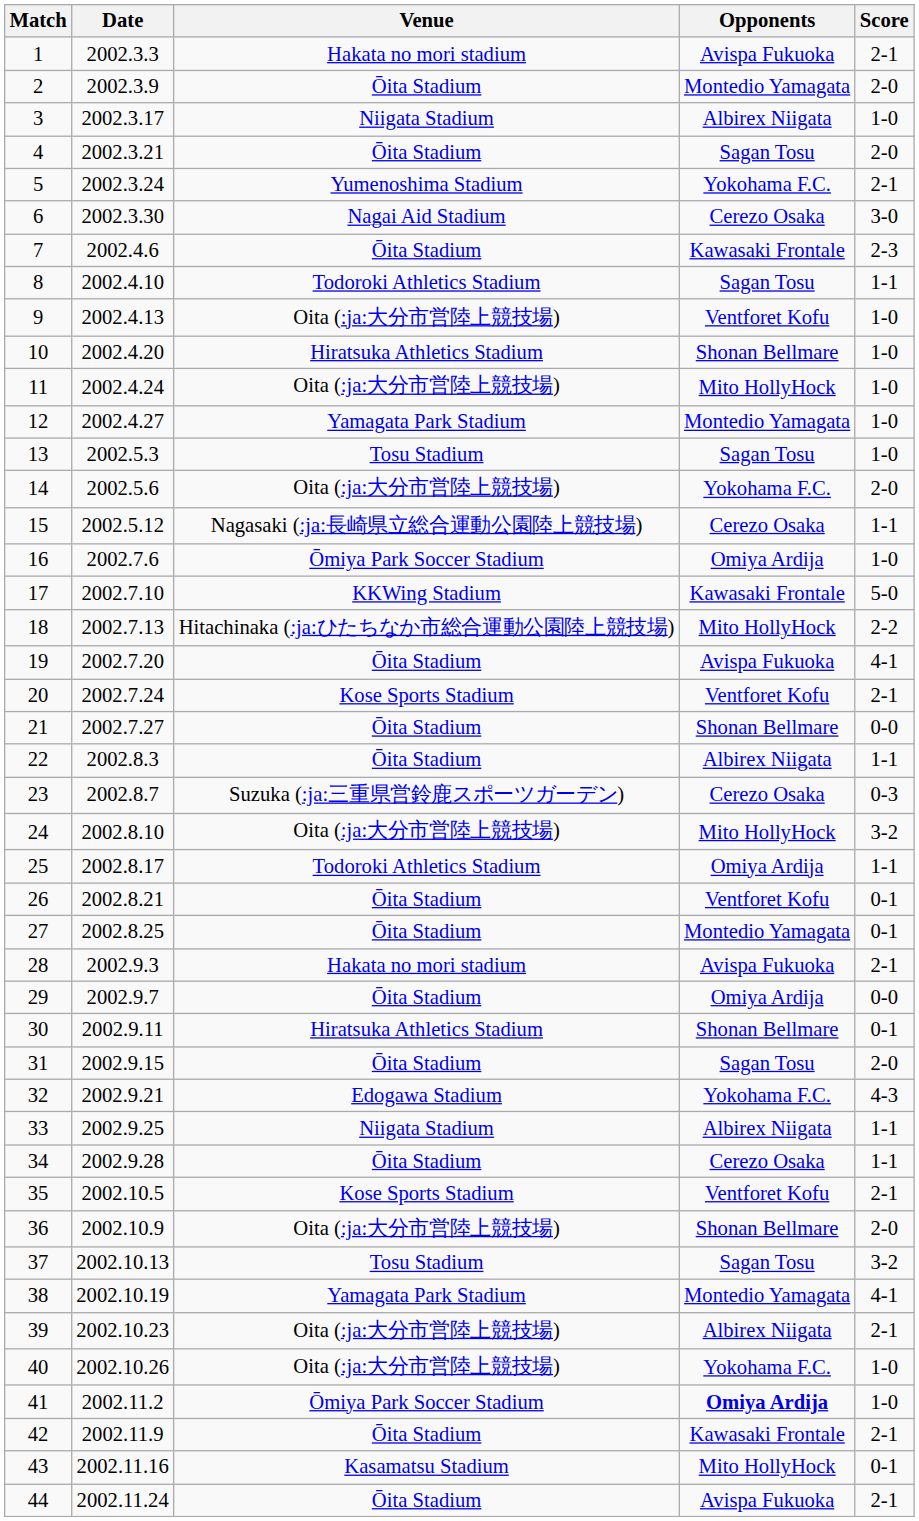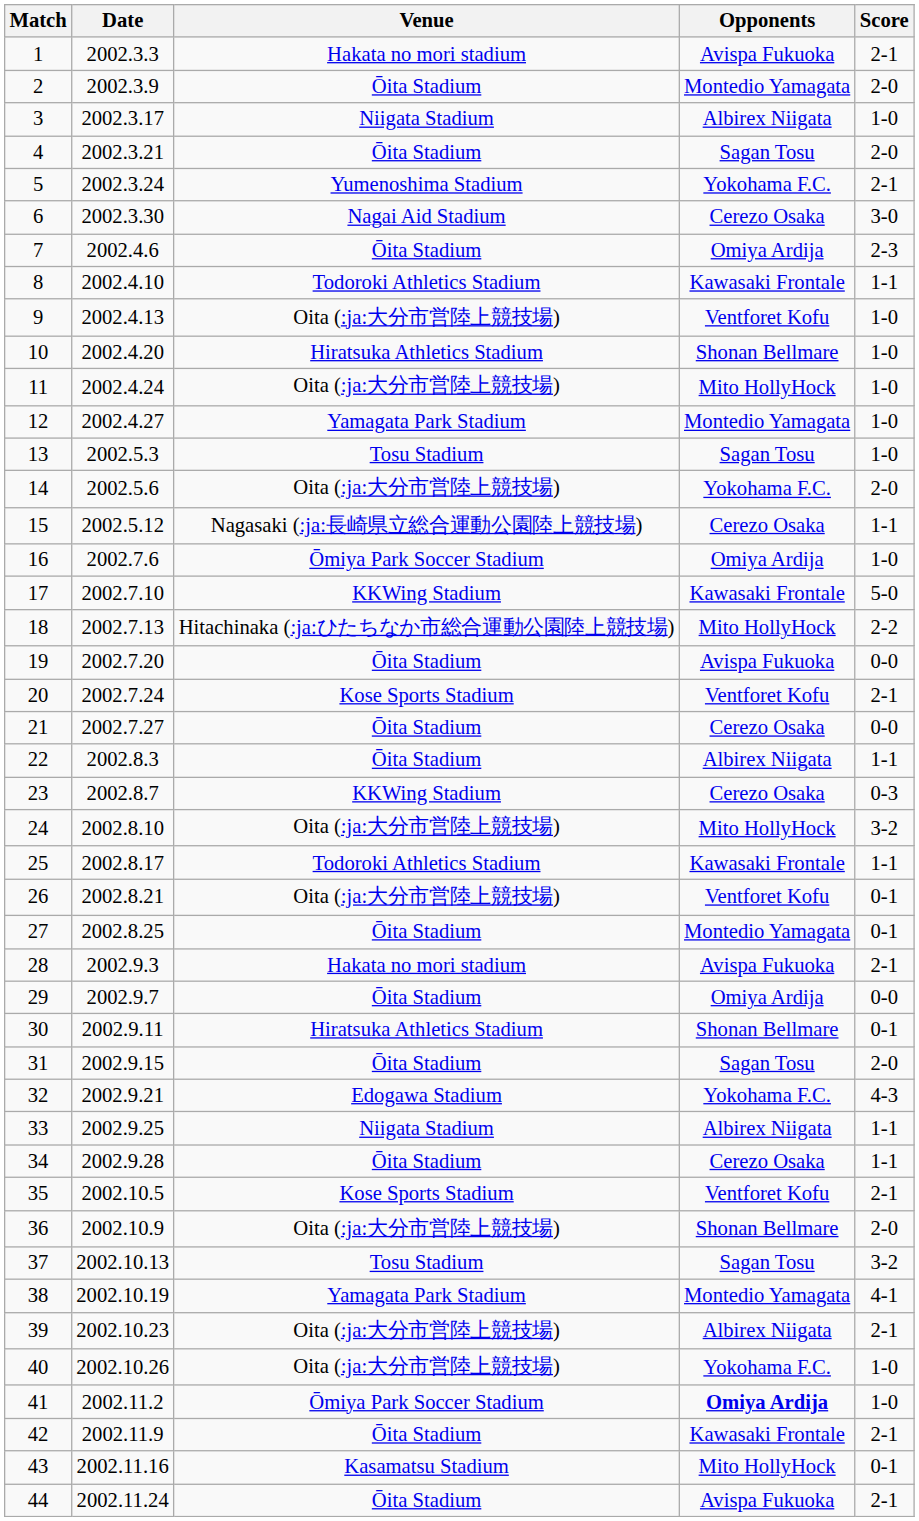(767, 250) Kawasaki Frontale -> (767, 250) Omiya Ardija
(767, 282) Sagan Tosu -> (767, 282) Kawasaki Frontale
(884, 662) 4-1 -> (884, 662) 0-0
(767, 727) Shonan Bellmare -> (767, 727) Cerezo Osaka
(427, 794) Suzuka (:ja:三重県営鈴鹿スポーツガーデン) -> (427, 793) KKWing Stadium
(767, 866) Omiya Ardija -> (767, 862) Kawasaki Frontale
(427, 899) Ōita Stadium -> (427, 896) Oita (:ja:大分市営陸上競技場)
